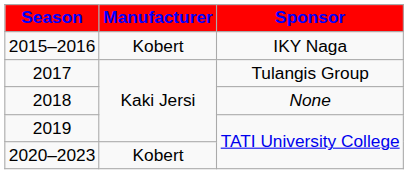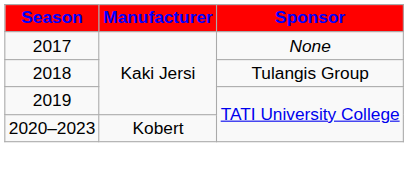- row: (52, 45)
(310, 73) Tulangis Group -> (310, 45) None
(310, 100) None -> (310, 73) Tulangis Group
